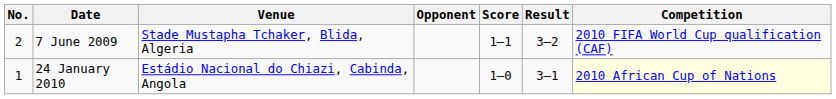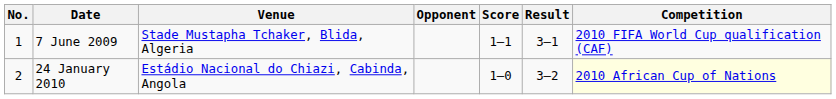(19, 42) 2 -> (19, 42) 1
(547, 42) 3–2 -> (547, 42) 3–1
(19, 76) 1 -> (19, 76) 2
(547, 76) 3–1 -> (547, 76) 3–2
